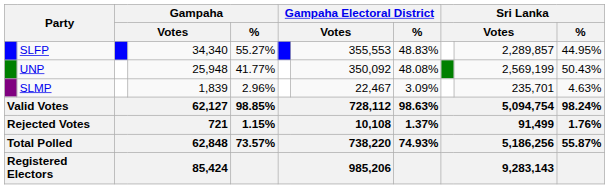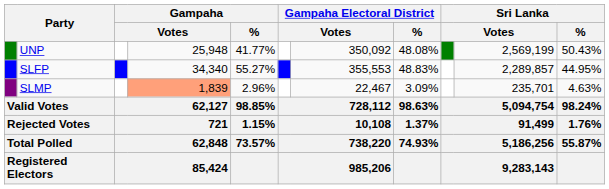rows swapped: (34, 50) <-> (32, 69)
(213, 87) no background -> (213, 87) lightsalmon background
